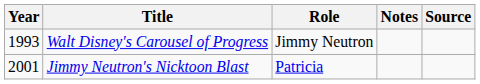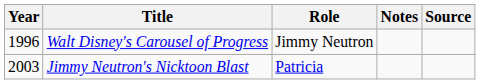(24, 41) 1993 -> (24, 41) 1996
(24, 66) 2001 -> (24, 66) 2003
